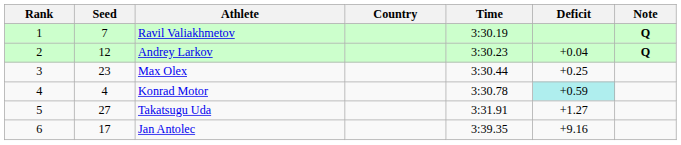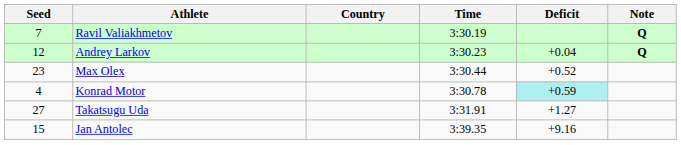- column: (39, 14)
(574, 71) +0.25 -> (562, 71) +0.52
(105, 129) 17 -> (39, 129) 15
